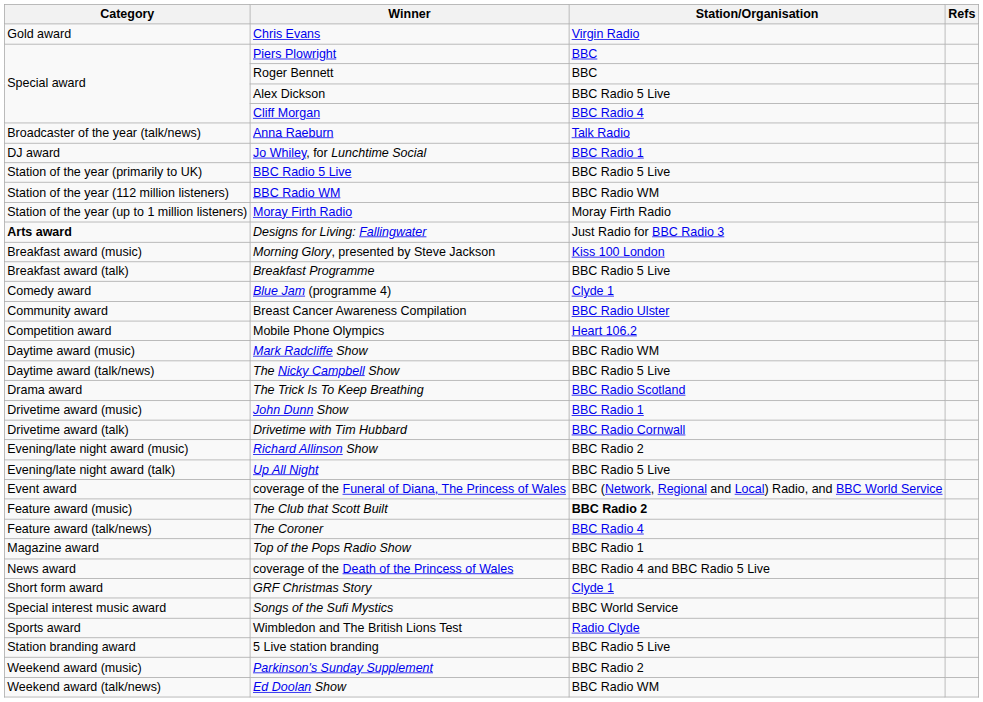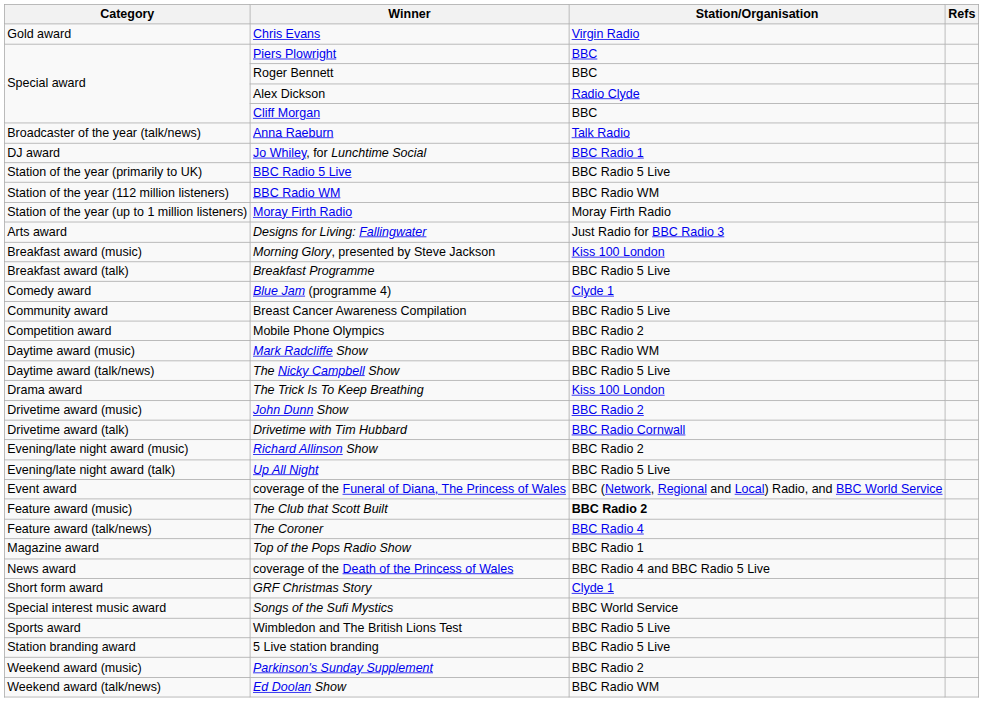(621, 93) BBC Radio 5 Live -> (606, 93) Radio Clyde
(608, 113) BBC Radio 4 -> (584, 113) BBC
(40, 232) bold -> (37, 232) normal
(621, 311) BBC Radio Ulster -> (621, 311) BBC Radio 5 Live
(604, 331) Heart 106.2 -> (608, 331) BBC Radio 2
(629, 390) BBC Radio Scotland -> (618, 390) Kiss 100 London
(608, 410) BBC Radio 1 -> (608, 410) BBC Radio 2
(606, 627) Radio Clyde -> (621, 627) BBC Radio 5 Live
